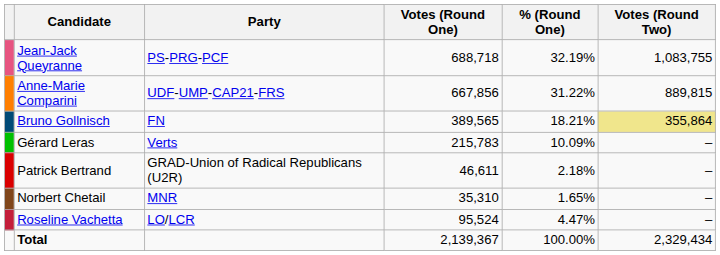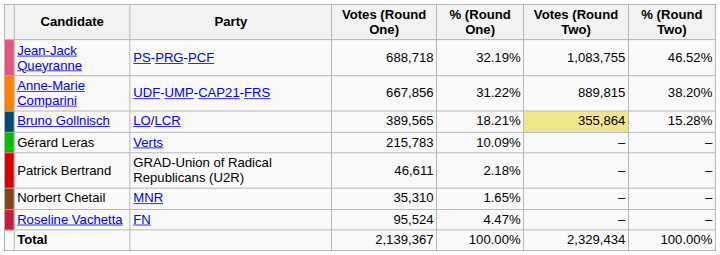+ column: (672, 22)
(156, 121) FN -> (157, 121) LO/LCR
(171, 219) LO/LCR -> (142, 219) FN
